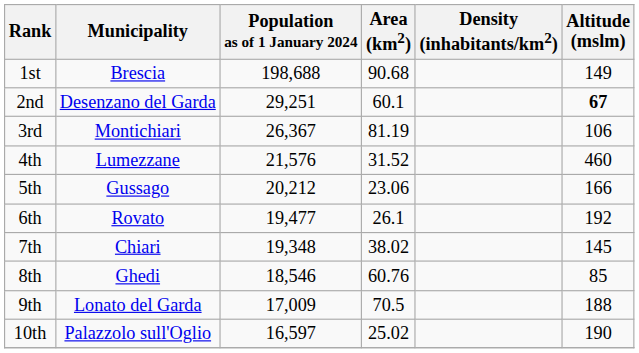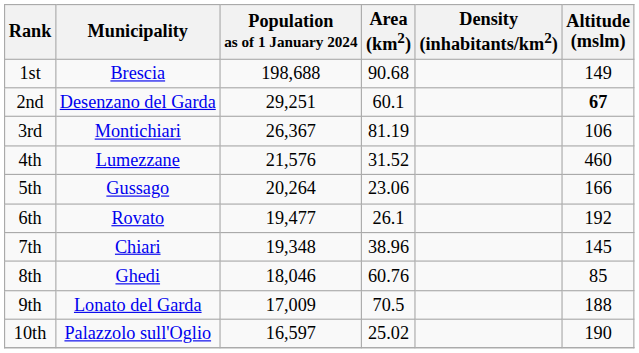(291, 189) 20,212 -> (291, 189) 20,264
(389, 246) 38.02 -> (389, 246) 38.96
(291, 275) 18,546 -> (291, 275) 18,046
